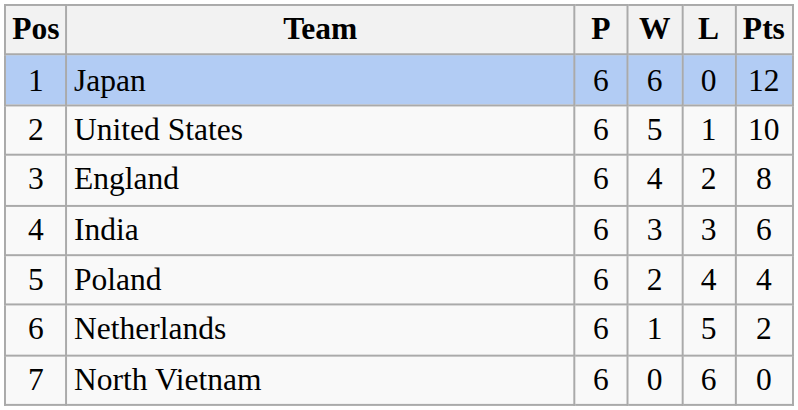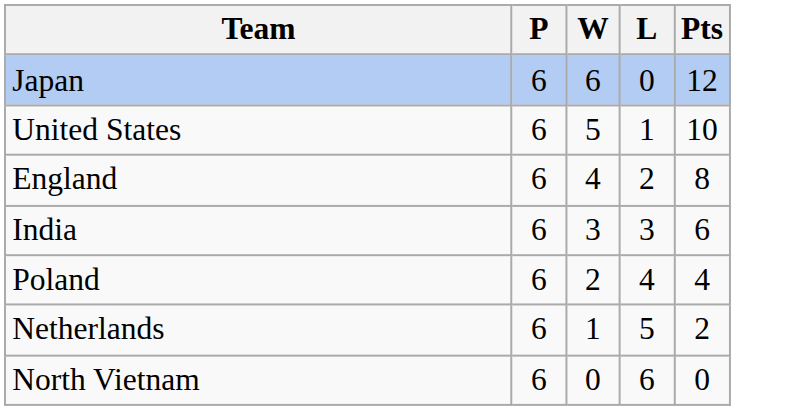- column: (36, 29)
